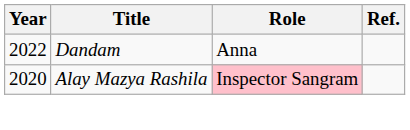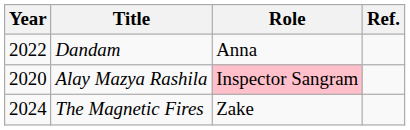+ row: (130, 109)
